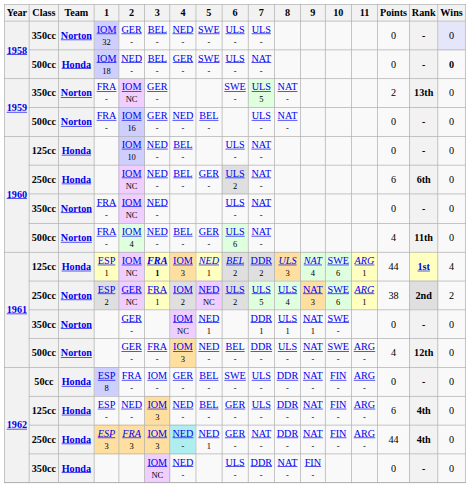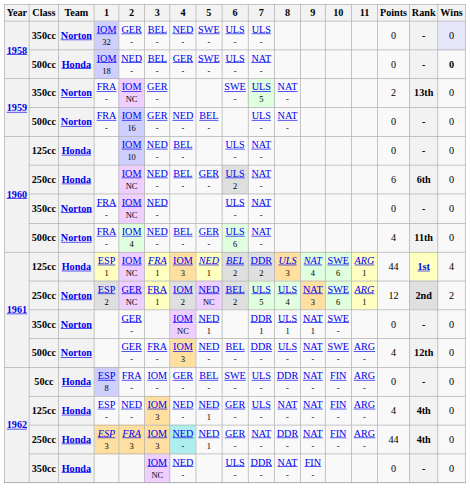(157, 266) bold -> (157, 266) normal
(235, 295) ULS 2 -> (235, 295) BEL 2
(394, 295) 38 -> (394, 295) 12
(209, 410) BEL - -> (209, 410) NED 1
(288, 410) DDR - -> (288, 410) NAT -
(394, 410) 6 -> (394, 410) 4
